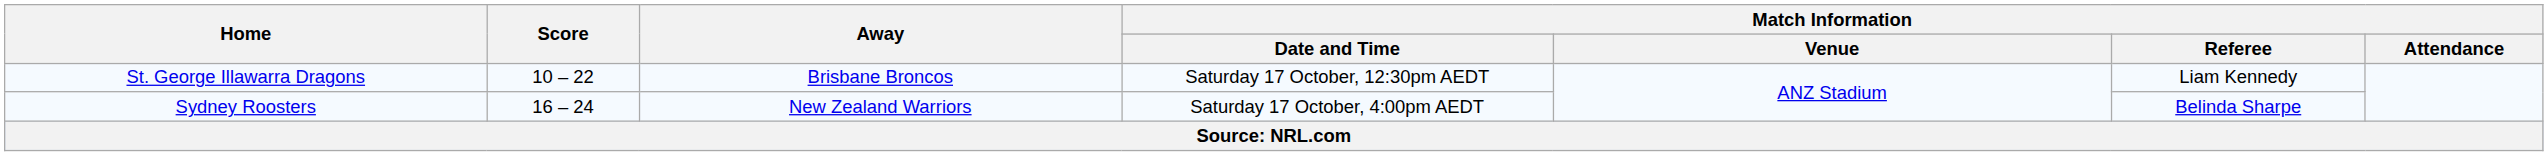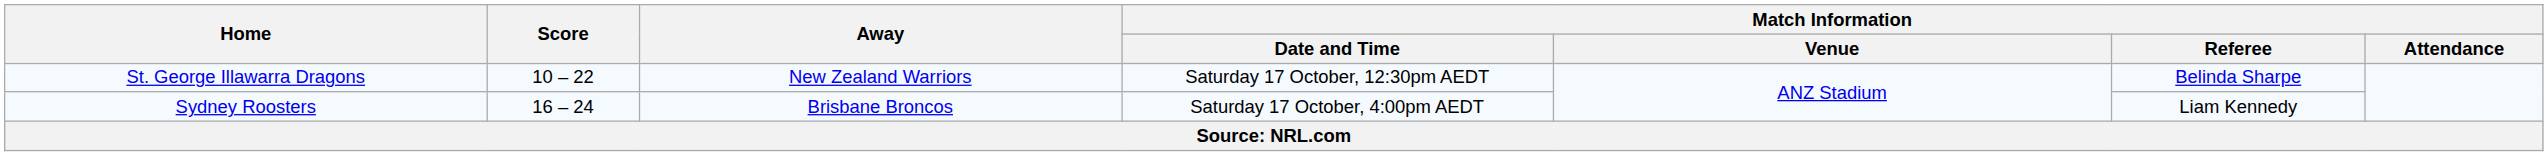(880, 78) Brisbane Broncos -> (880, 78) New Zealand Warriors
(2238, 78) Liam Kennedy -> (2238, 78) Belinda Sharpe
(880, 107) New Zealand Warriors -> (880, 107) Brisbane Broncos
(2238, 107) Belinda Sharpe -> (2238, 107) Liam Kennedy
